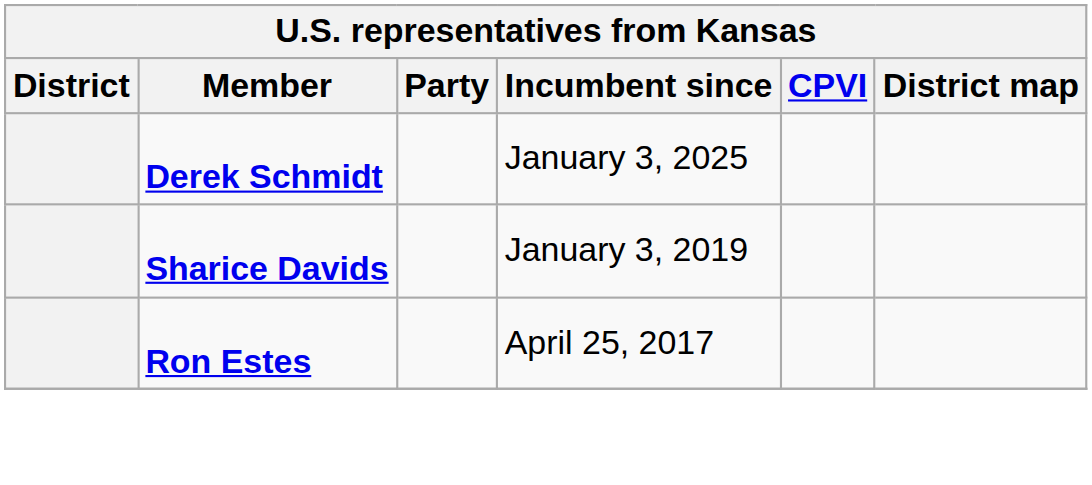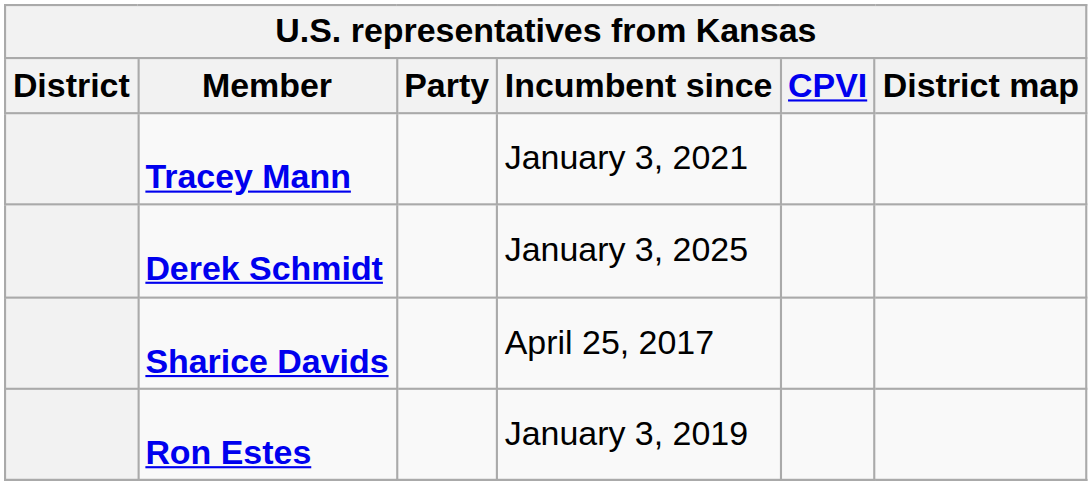+ row: (248, 177)
(626, 250) January 3, 2019 -> (609, 341) April 25, 2017
(609, 341) April 25, 2017 -> (626, 433) January 3, 2019
